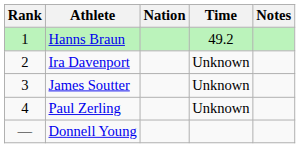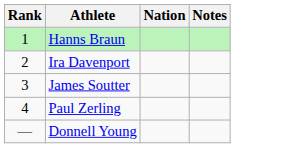- column: (221, 16)
